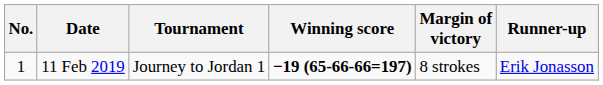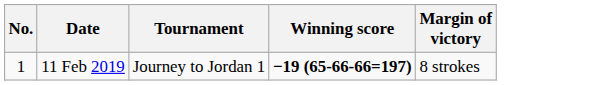- column: (547, 28)
